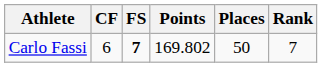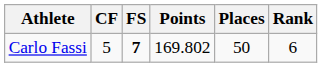(106, 47) 6 -> (106, 47) 5
(293, 47) 7 -> (293, 47) 6
